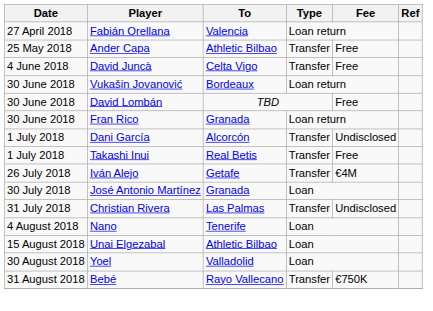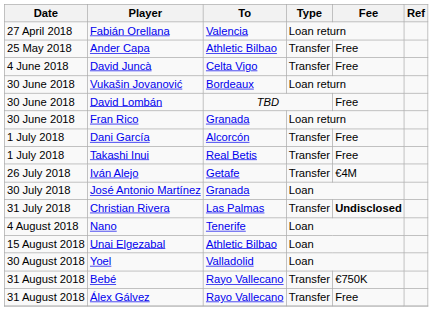(366, 137) Undisclosed -> (347, 137) Free
(366, 208) normal -> (368, 208) bold
+ row: (120, 297)
